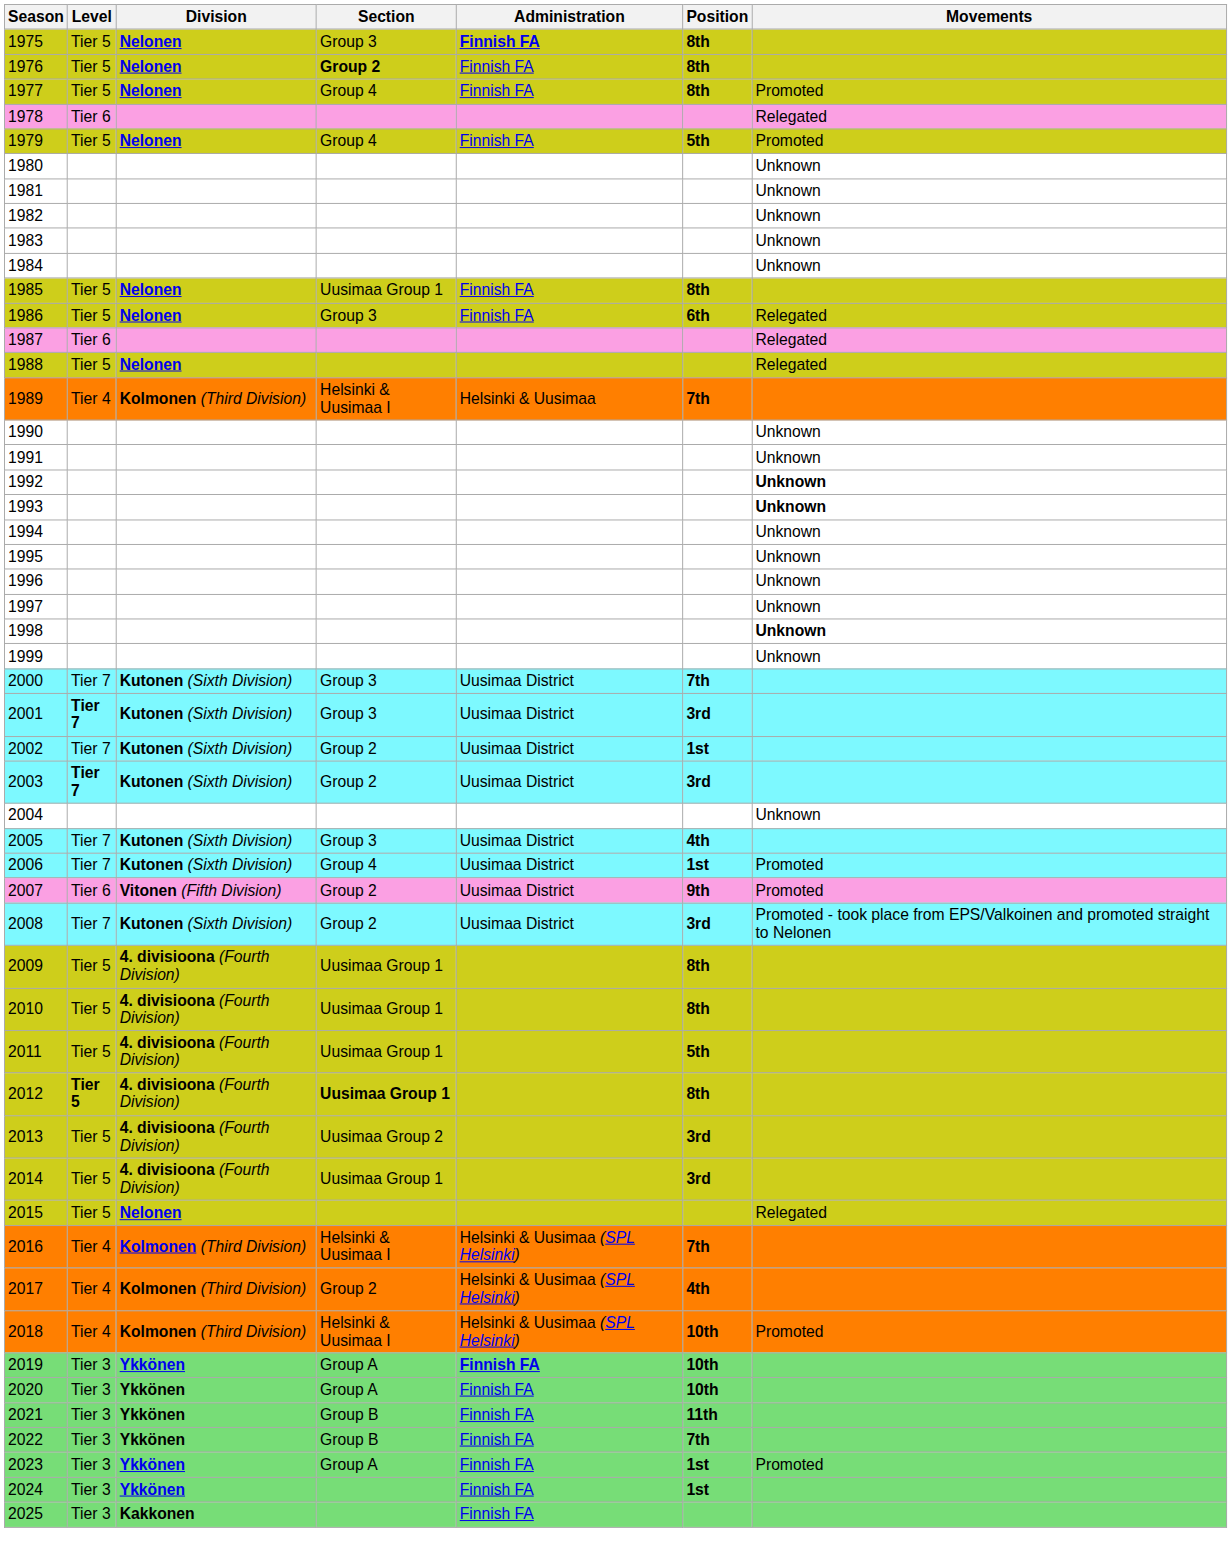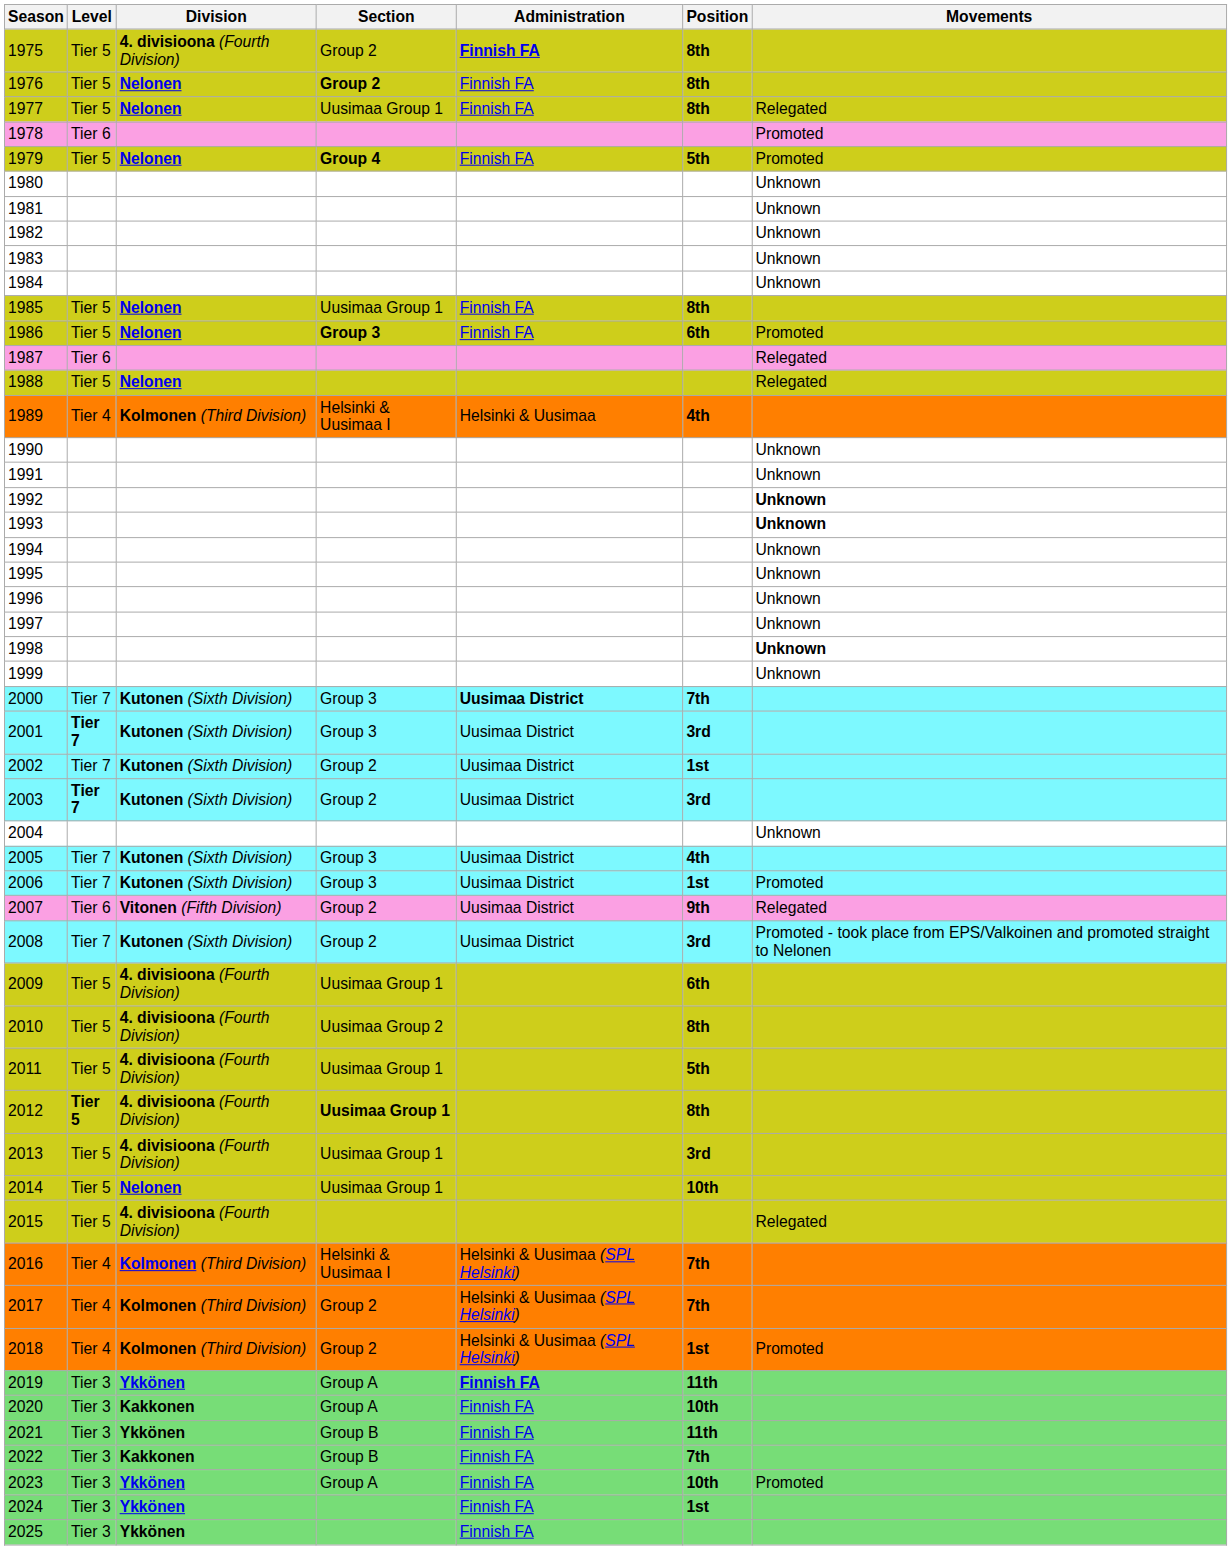(151, 41) Nelonen -> (195, 50) 4. divisioona (Fourth Division)
(348, 41) Group 3 -> (348, 50) Group 2
(348, 91) Group 4 -> (382, 109) Uusimaa Group 1
(789, 91) Promoted -> (791, 109) Relegated
(791, 116) Relegated -> (789, 134) Promoted
(348, 141) normal -> (350, 158) bold
(348, 315) normal -> (350, 332) bold
(791, 315) Relegated -> (789, 332) Promoted
(698, 398) 7th -> (698, 416) 4th
(517, 681) normal -> (522, 698) bold
(348, 865) Group 4 -> (348, 883) Group 3
(789, 890) Promoted -> (791, 908) Relegated
(698, 966) 8th -> (698, 984) 6th
(382, 1009) Uusimaa Group 1 -> (382, 1026) Uusimaa Group 2
(382, 1136) Uusimaa Group 2 -> (382, 1154) Uusimaa Group 1
(195, 1179) 4. divisioona (Fourth Division) -> (151, 1188) Nelonen
(699, 1179) 3rd -> (703, 1188) 10th
(151, 1212) Nelonen -> (195, 1221) 4. divisioona (Fourth Division)
(698, 1289) 4th -> (698, 1306) 7th
(355, 1331) Helsinki & Uusimaa I -> (348, 1349) Group 2
(703, 1331) 10th -> (698, 1349) 1st
(703, 1365) 10th -> (702, 1382) 11th
(152, 1390) Ykkönen -> (157, 1407) Kakkonen
(152, 1439) Ykkönen -> (157, 1457) Kakkonen
(698, 1464) 1st -> (703, 1482) 10th
(157, 1514) Kakkonen -> (152, 1532) Ykkönen
